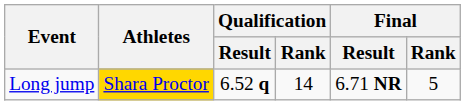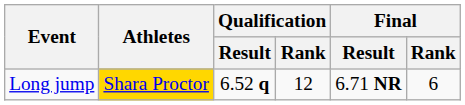(303, 84) 14 -> (303, 84) 12
(433, 84) 5 -> (433, 84) 6
